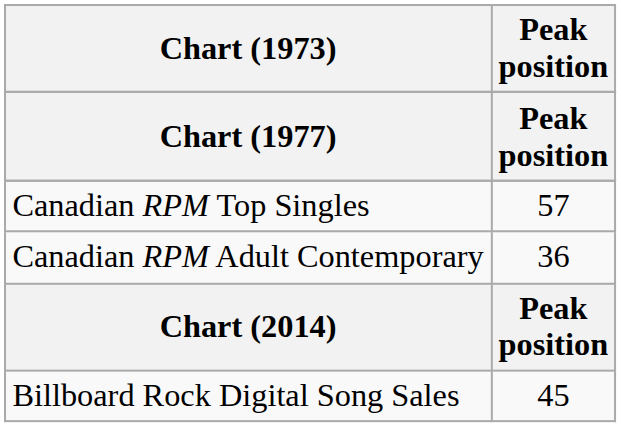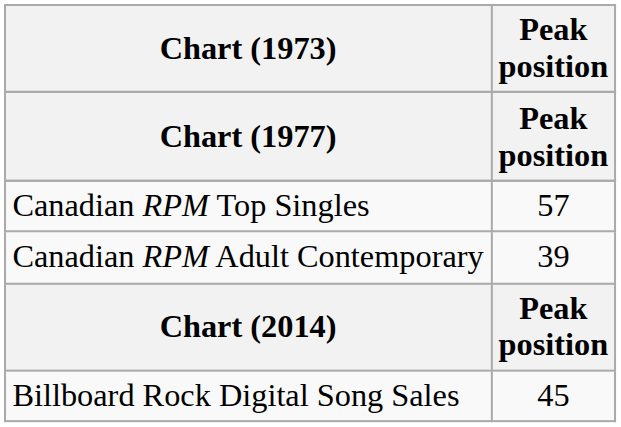(553, 256) 36 -> (553, 256) 39
